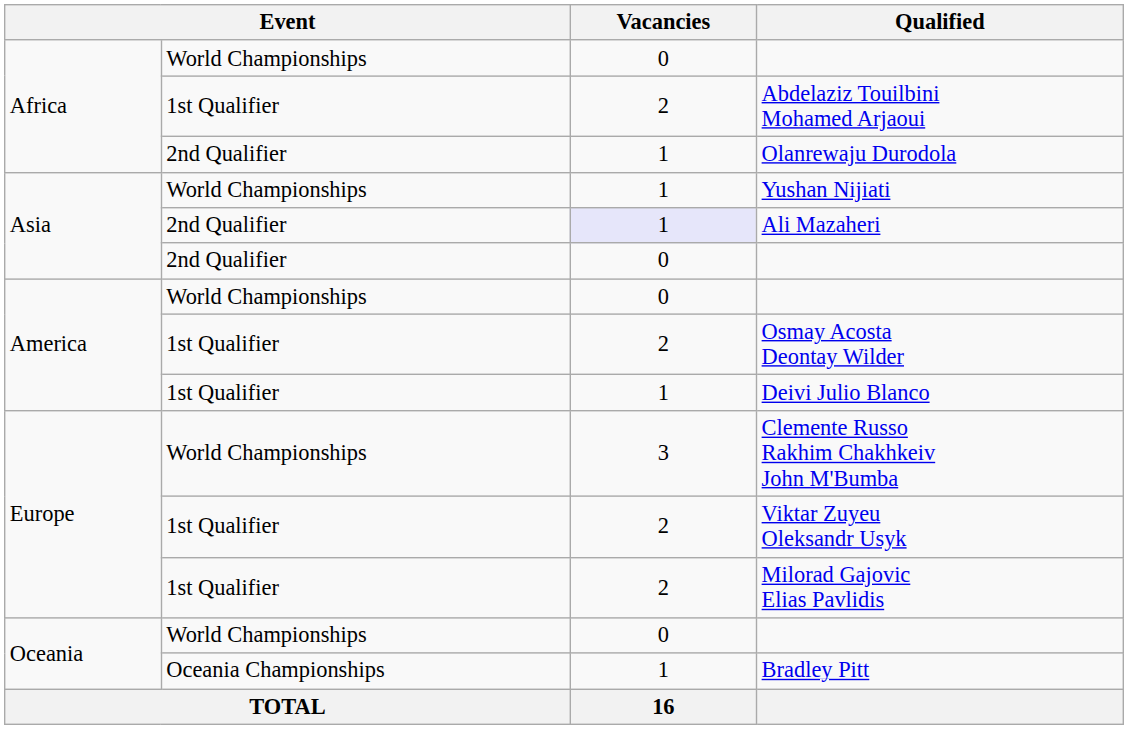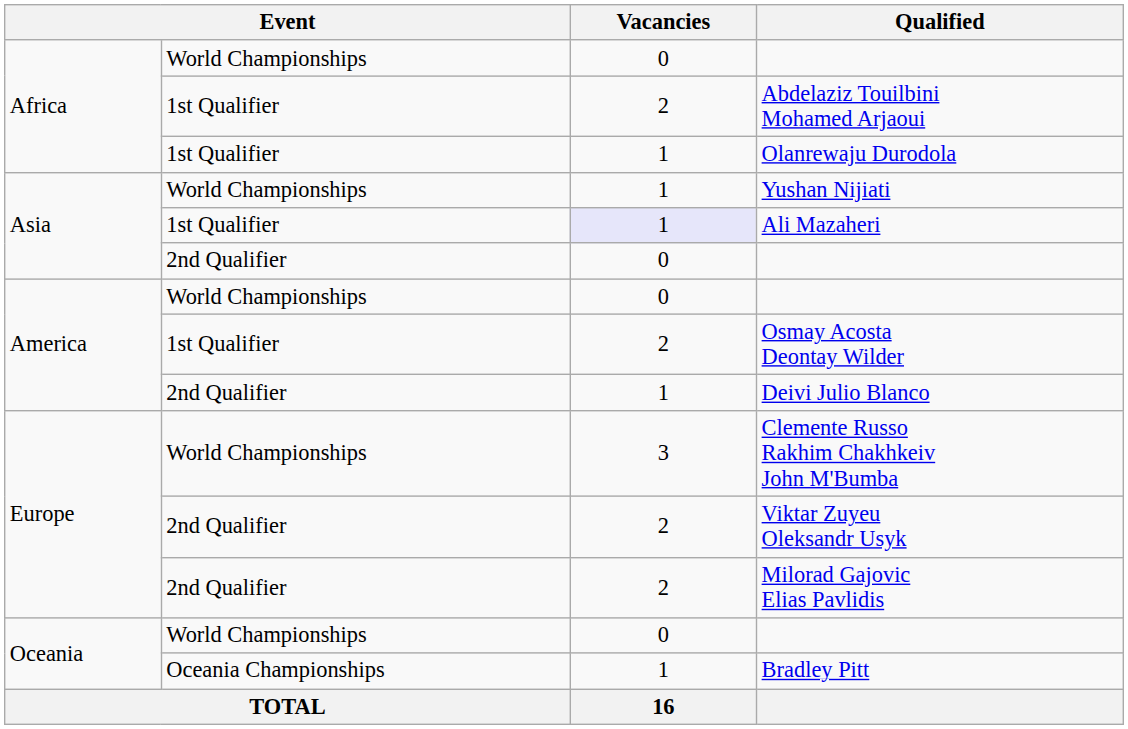(226, 154) 2nd Qualifier -> (223, 154) 1st Qualifier
(226, 225) 2nd Qualifier -> (223, 225) 1st Qualifier
(223, 392) 1st Qualifier -> (226, 392) 2nd Qualifier
(223, 526) 1st Qualifier -> (226, 526) 2nd Qualifier
(223, 587) 1st Qualifier -> (226, 587) 2nd Qualifier
